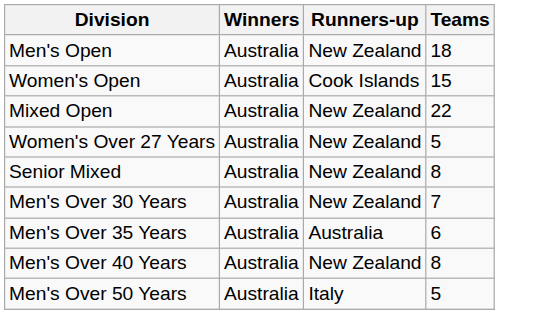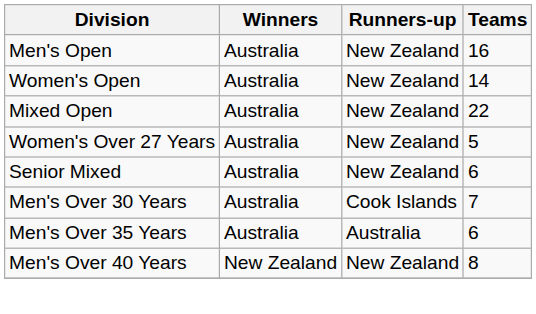(441, 50) 18 -> (479, 50) 16
(364, 80) Cook Islands -> (403, 80) New Zealand
(441, 80) 15 -> (479, 80) 14
(436, 171) 8 -> (473, 171) 6
(365, 202) New Zealand -> (401, 202) Cook Islands
(261, 263) Australia -> (281, 263) New Zealand
- row: (98, 293)
